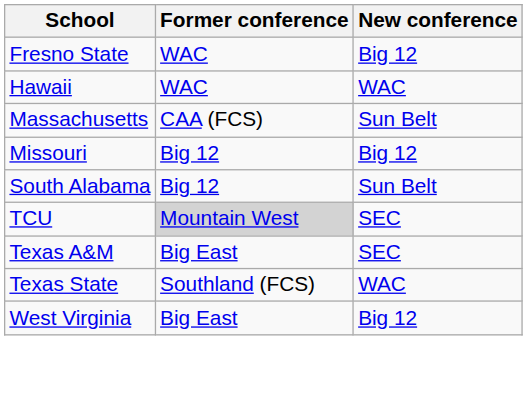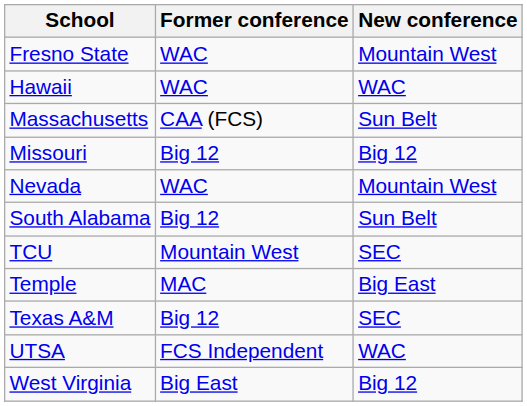(388, 53) Big 12 -> (427, 53) Mountain West
+ row: (45, 185)
(229, 218) lightgrey background -> (229, 251) no background
+ row: (43, 284)
(199, 251) Big East -> (190, 317) Big 12
- row: (64, 284)
+ row: (37, 350)
